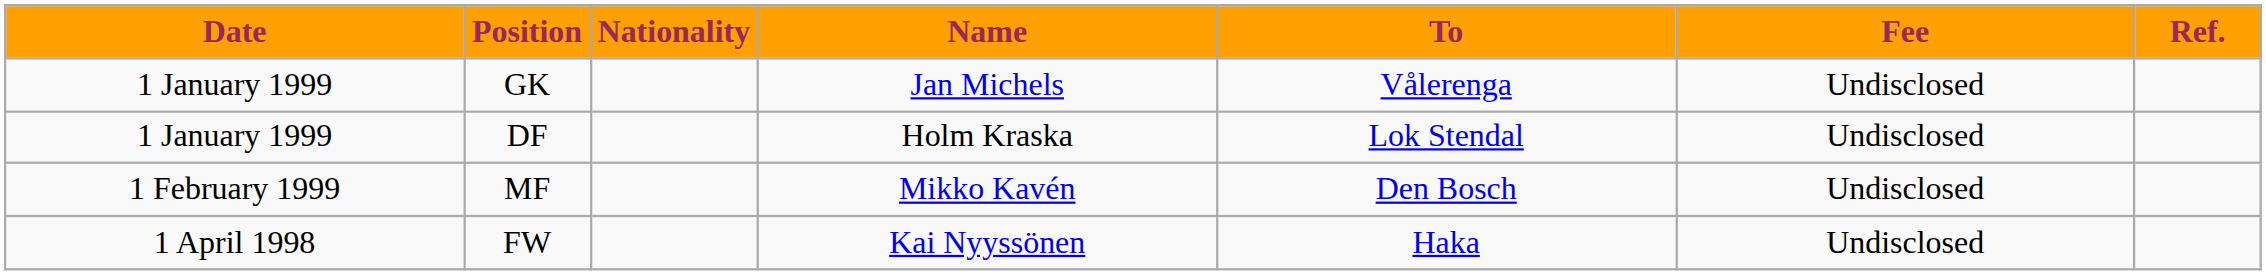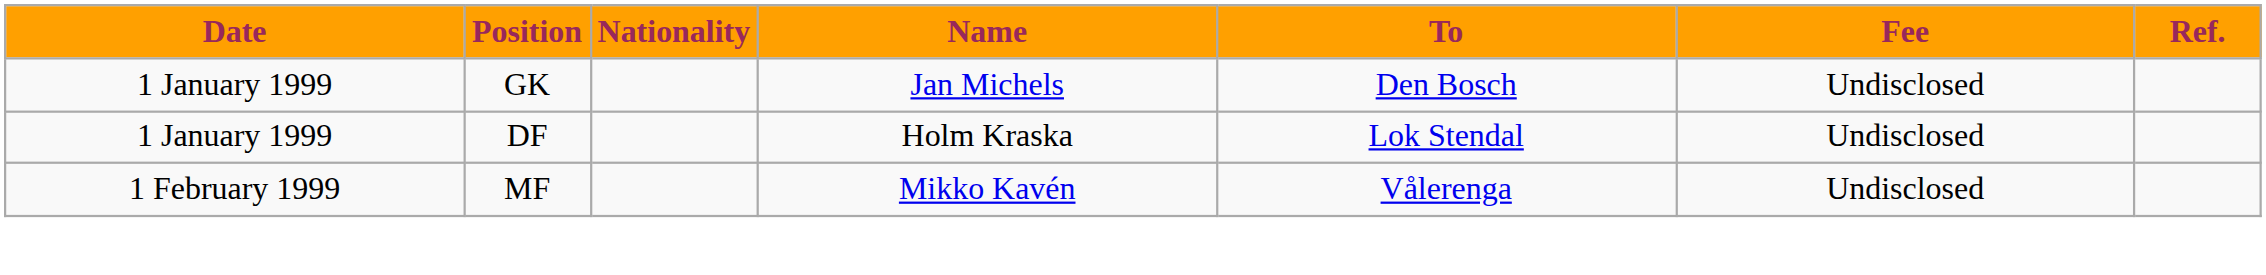(1446, 83) Vålerenga -> (1446, 83) Den Bosch
(1446, 189) Den Bosch -> (1446, 189) Vålerenga
- row: (527, 242)
